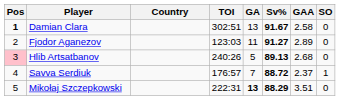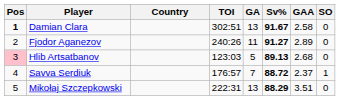(226, 42) 123:03 -> (226, 42) 240:26
(226, 57) 240:26 -> (226, 57) 123:03
(253, 88) bold -> (253, 88) normal
